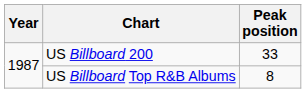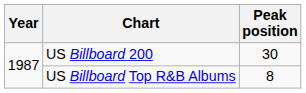(270, 54) 33 -> (270, 54) 30
